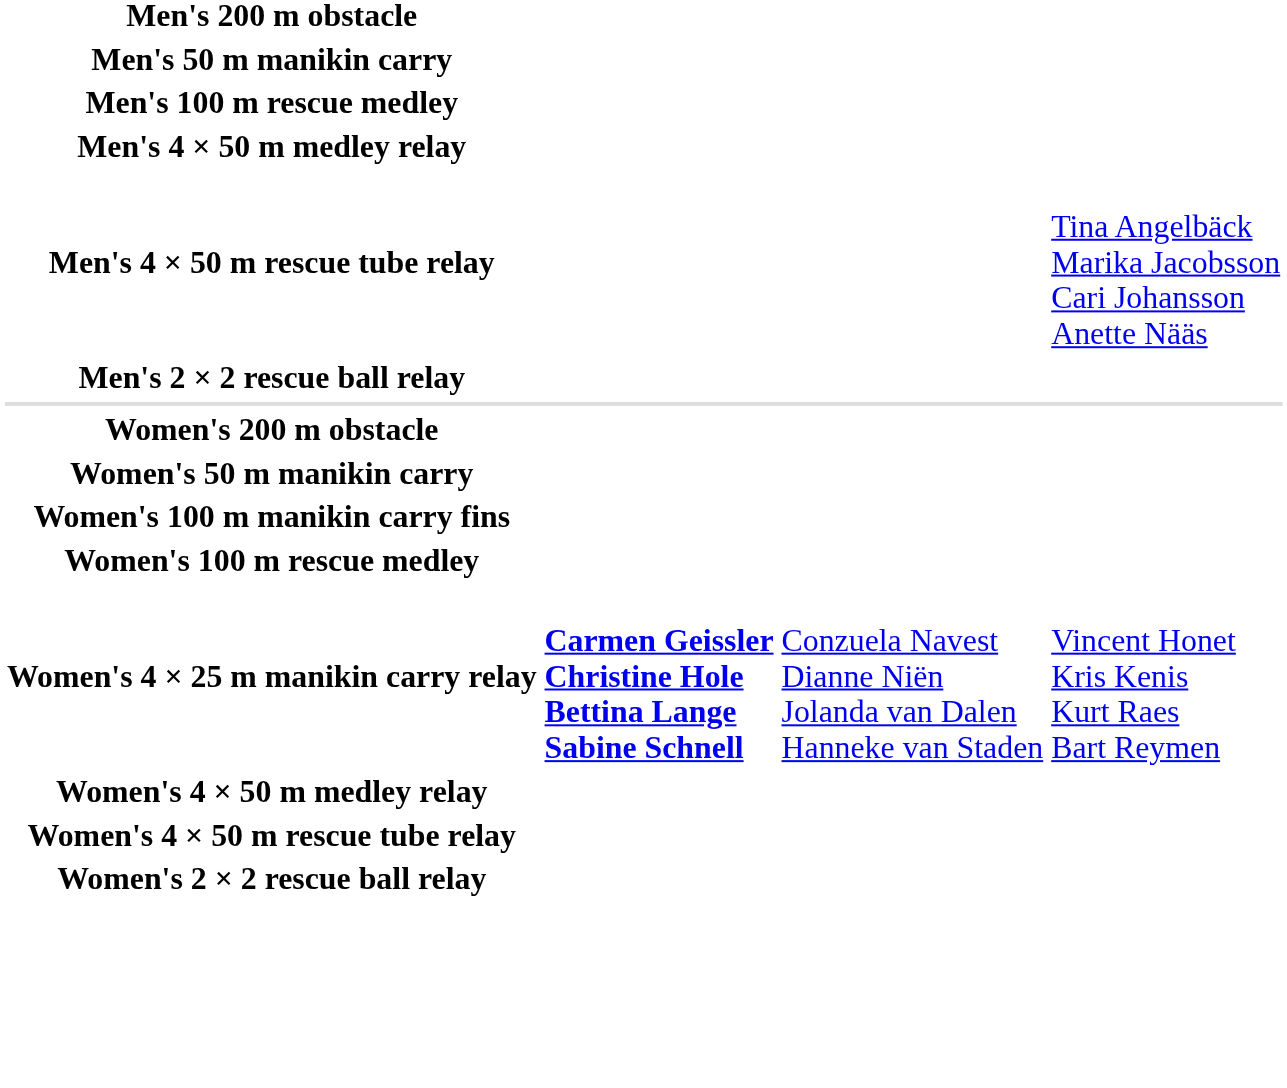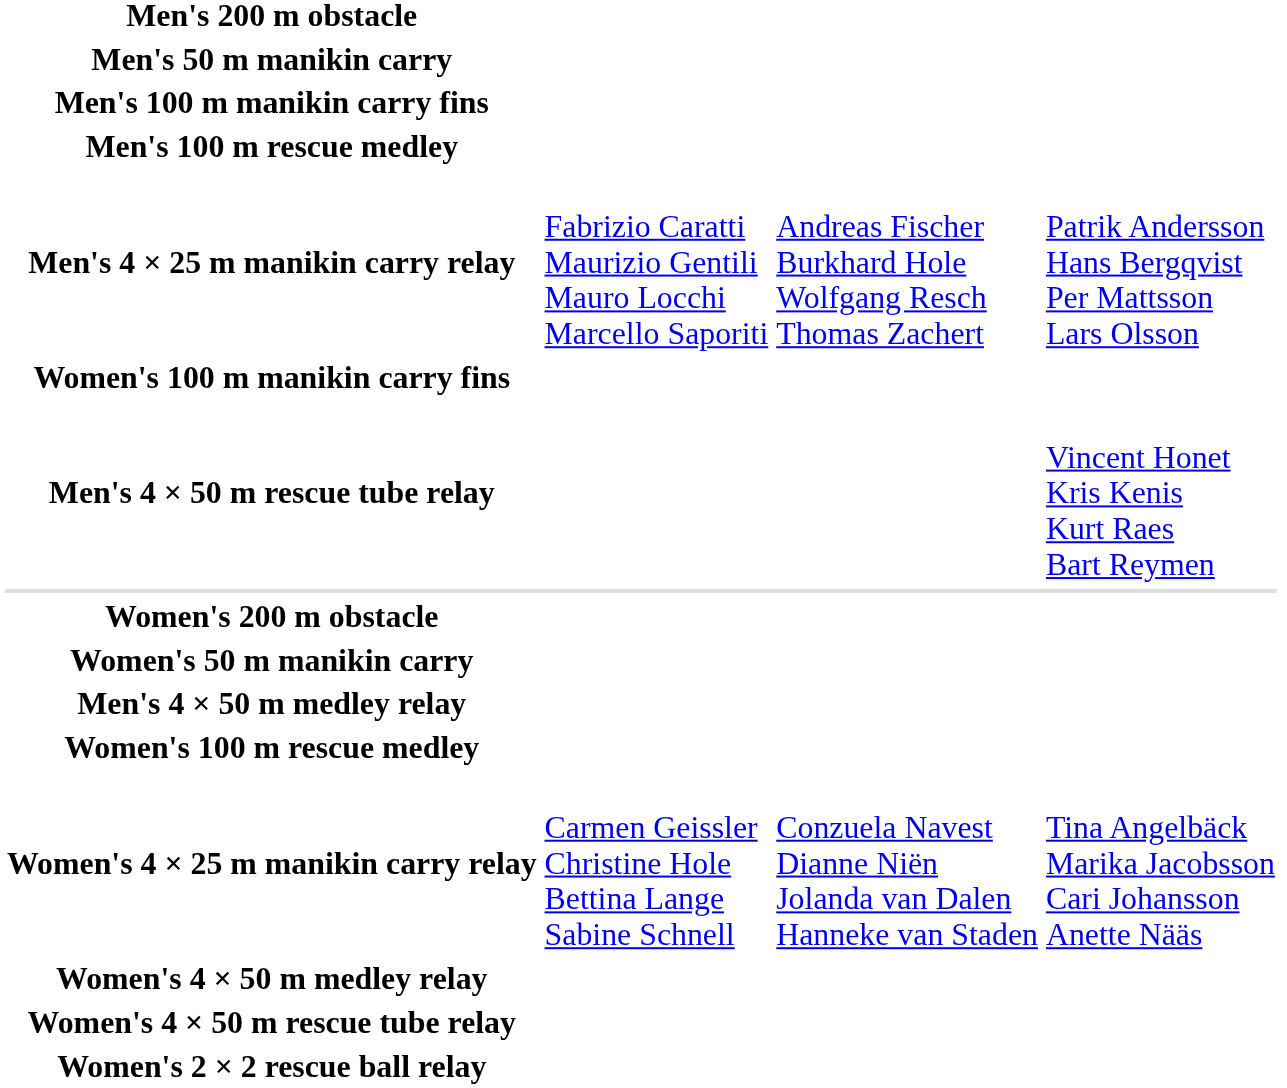+ row: (272, 102)
+ row: (272, 262)
rows swapped: (272, 146) <-> (272, 516)
(1166, 280) Tina Angelbäck Marika Jacobsson Cari Johansson Anette Nääs -> (1138, 510) Vincent Honet Kris Kenis Kurt Raes Bart Reymen
- row: (272, 377)
(659, 693) bold -> (651, 881) normal
(1144, 693) Vincent Honet Kris Kenis Kurt Raes Bart Reymen -> (1160, 881) Tina Angelbäck Marika Jacobsson Cari Johansson Anette Nääs
